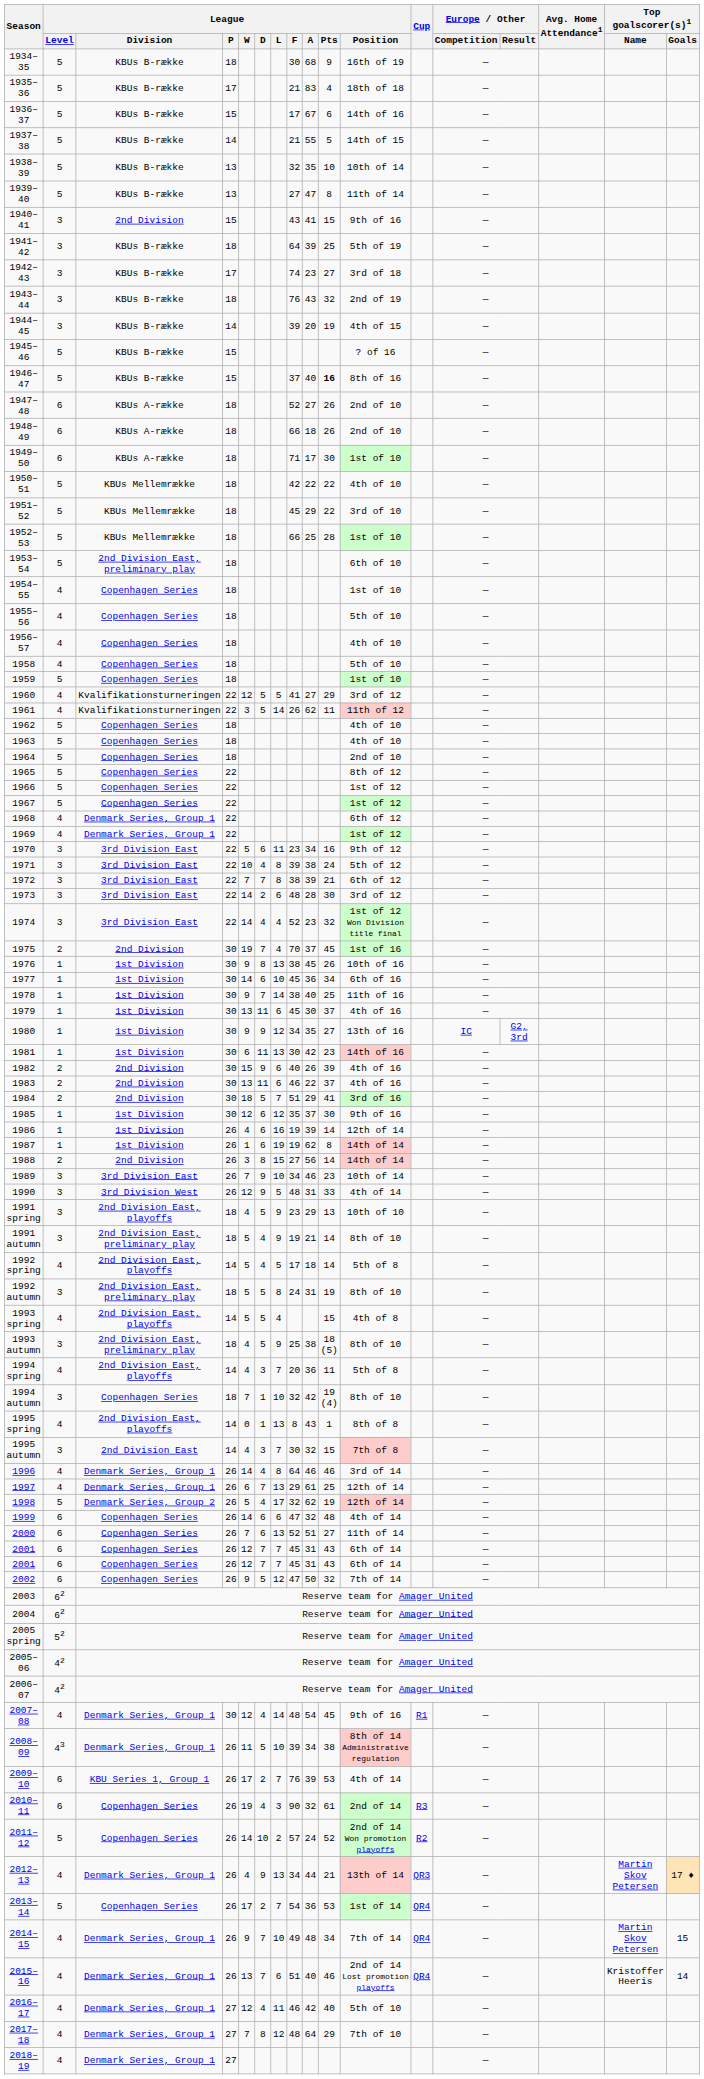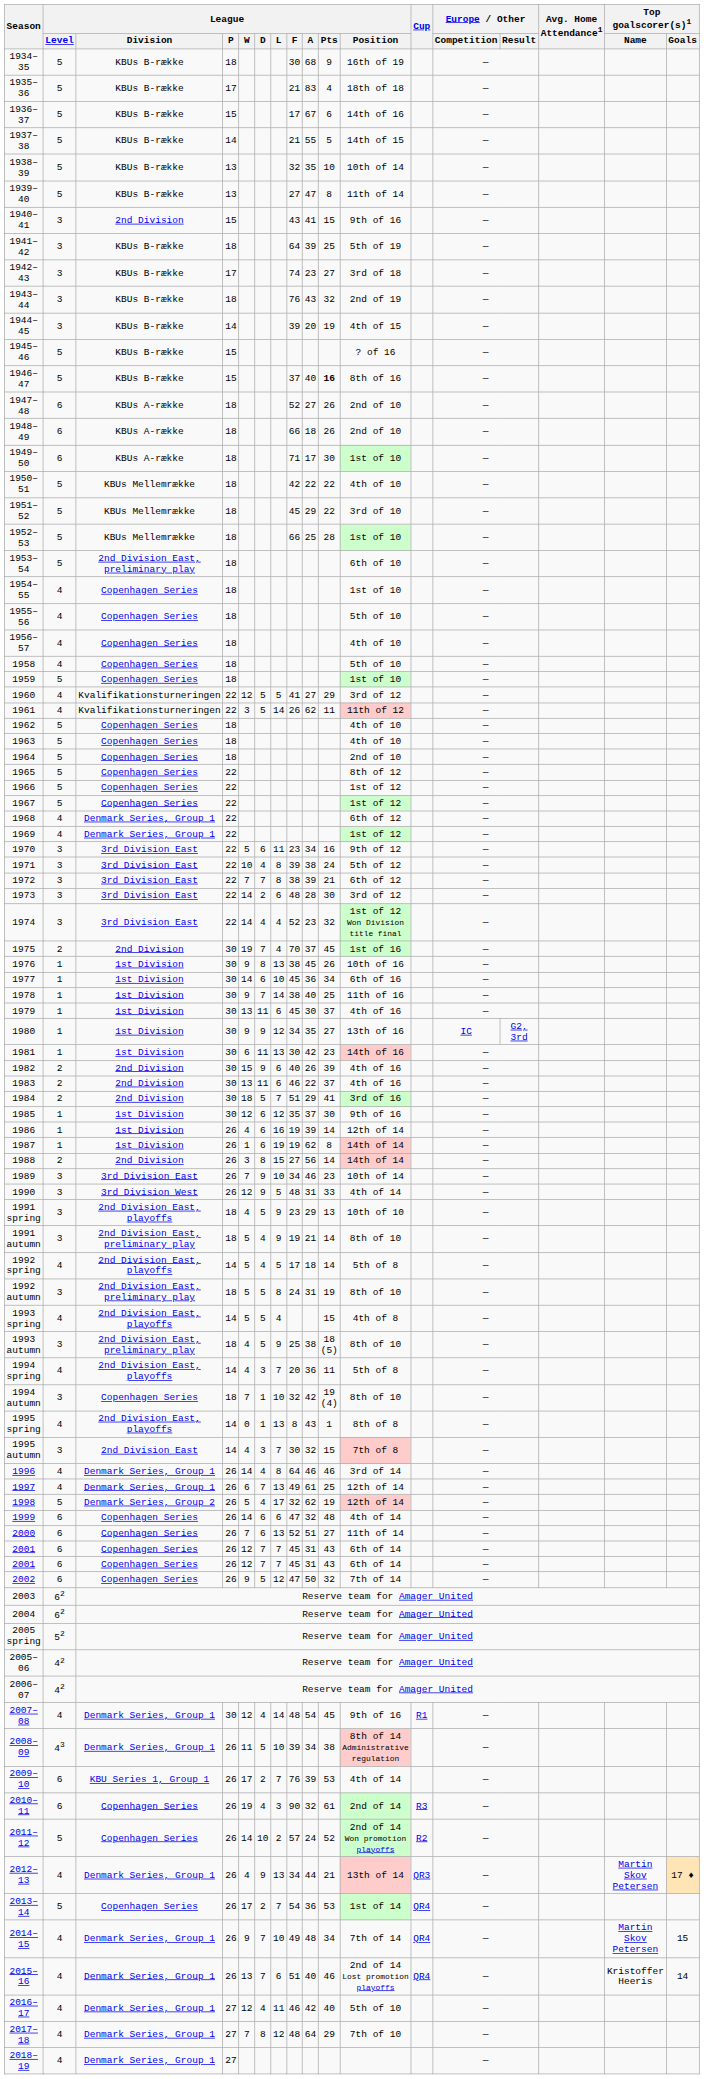(295, 1487) 29 -> (295, 1487) 49
